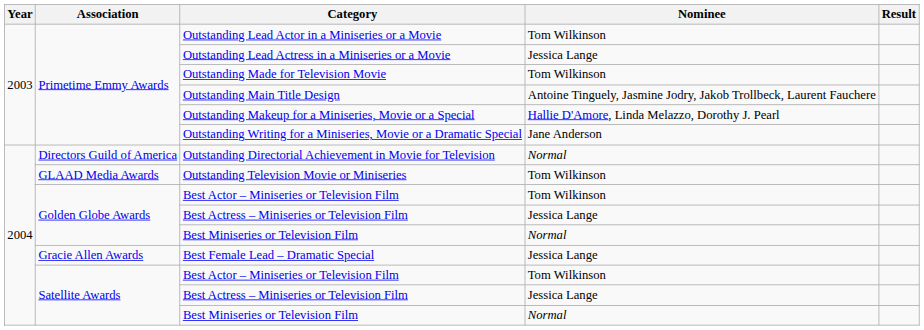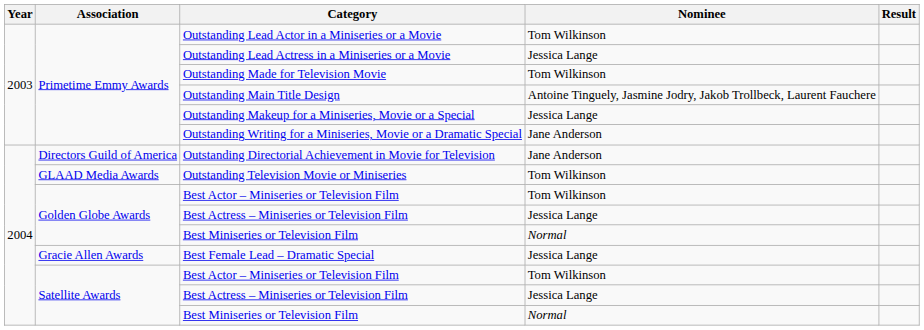(654, 114) Hallie D'Amore, Linda Melazzo, Dorothy J. Pearl -> (563, 114) Jessica Lange
(547, 154) Normal -> (565, 154) Jane Anderson
